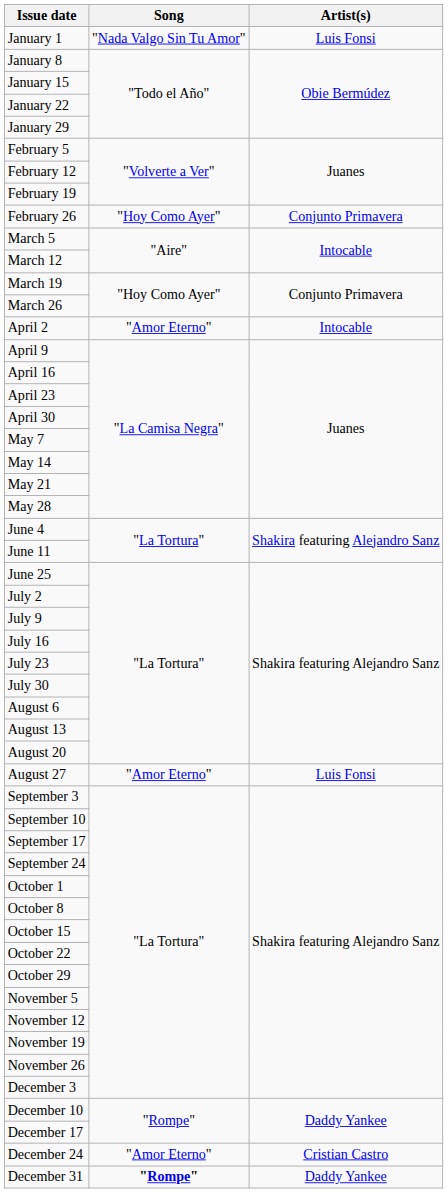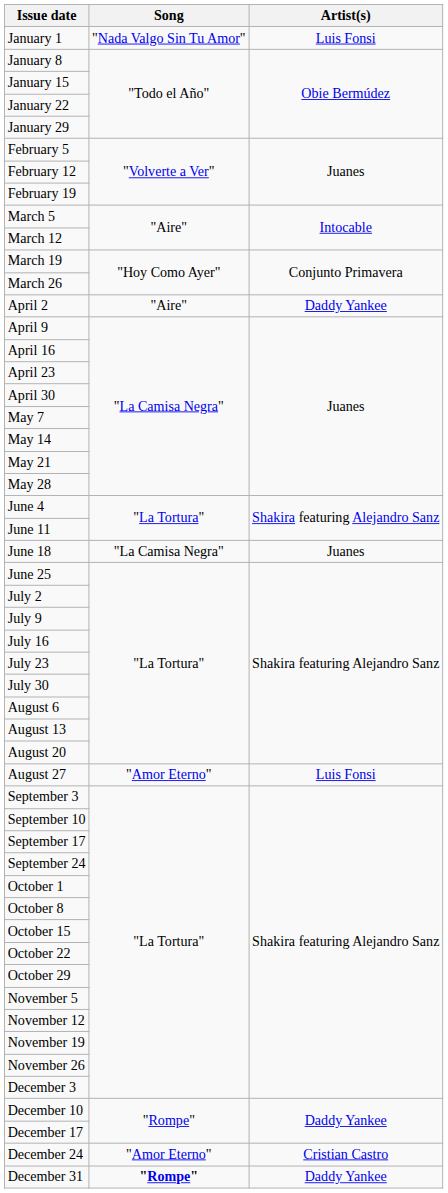- row: (42, 216)
(169, 328) "Amor Eterno" -> (169, 305) "Aire"
(346, 328) Intocable -> (346, 305) Daddy Yankee
+ row: (29, 551)
